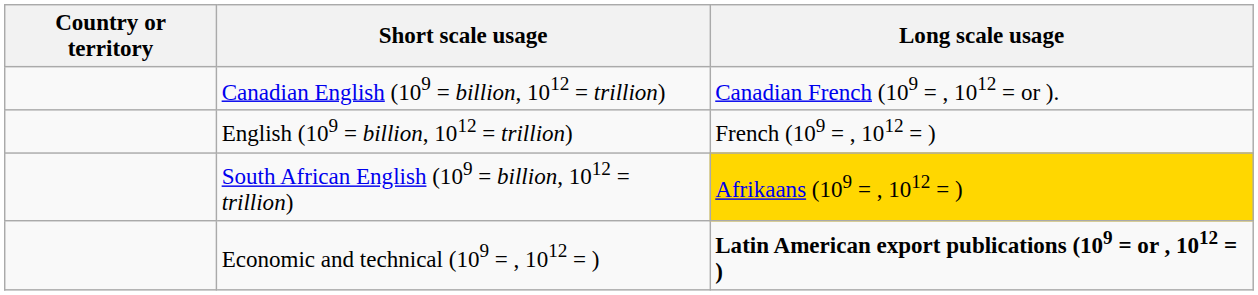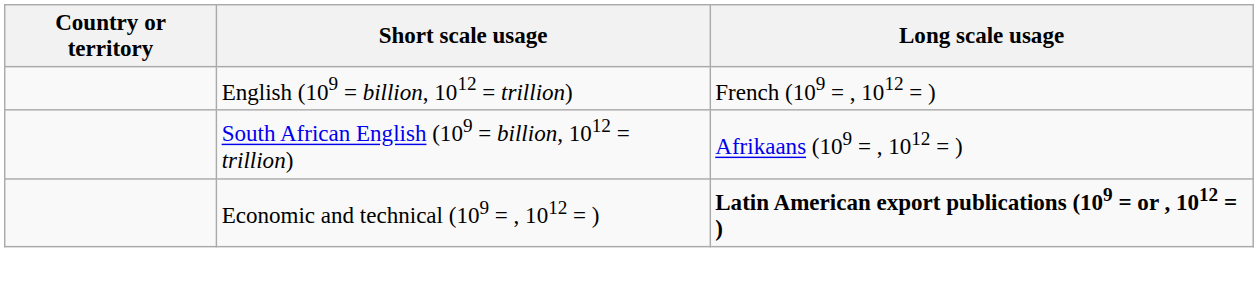- row: (444, 88)
(839, 186) gold background -> (839, 144) no background
